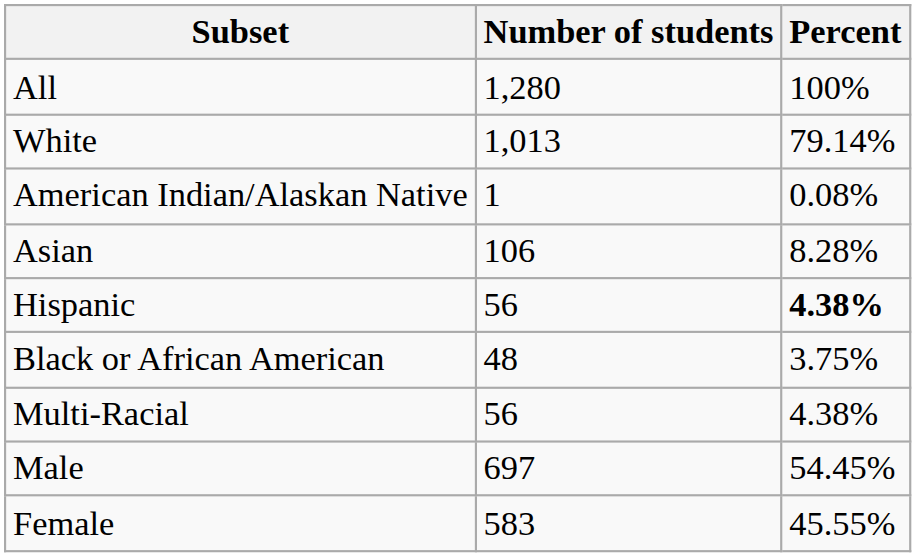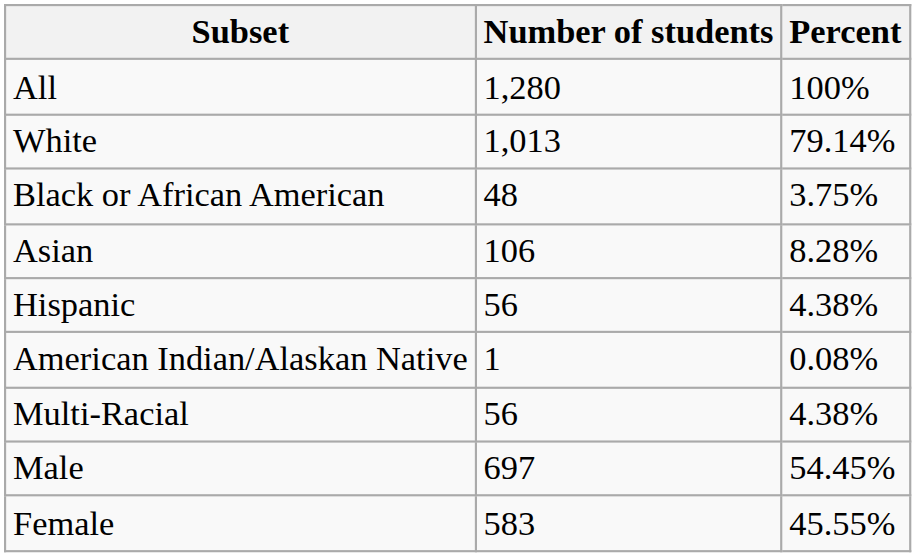rows swapped: (199, 359) <-> (240, 195)
(837, 304) bold -> (834, 304) normal
